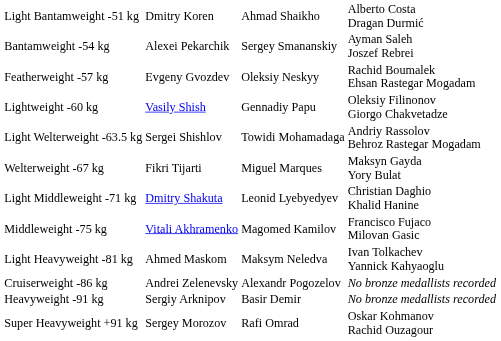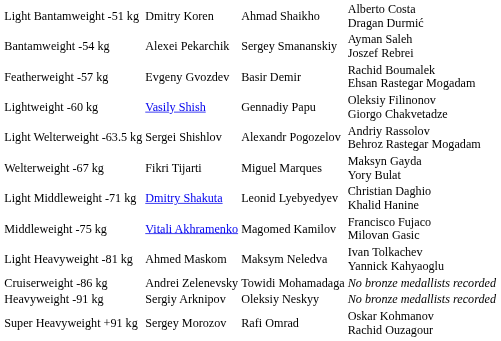(280, 76) Oleksiy Neskyy -> (271, 76) Basir Demir
(293, 137) Towidi Mohamadaga -> (291, 137) Alexandr Pogozelov
(291, 282) Alexandr Pogozelov -> (293, 282) Towidi Mohamadaga
(271, 299) Basir Demir -> (280, 299) Oleksiy Neskyy
